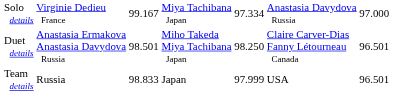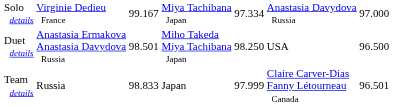(308, 46) Claire Carver-Dias Fanny Létourneau Canada -> (278, 46) USA
(374, 46) 96.501 -> (374, 46) 96.500
(278, 80) USA -> (308, 86) Claire Carver-Dias Fanny Létourneau Canada
